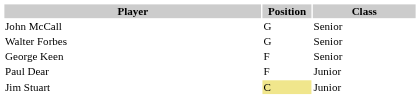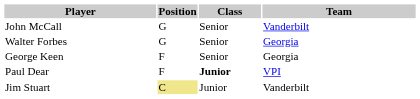+ column: (339, 11)
(327, 72) normal -> (215, 72) bold
